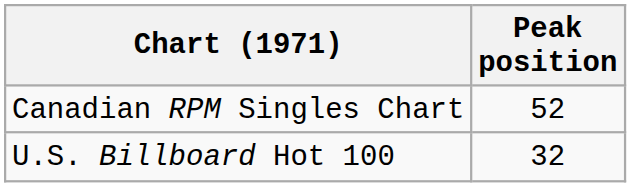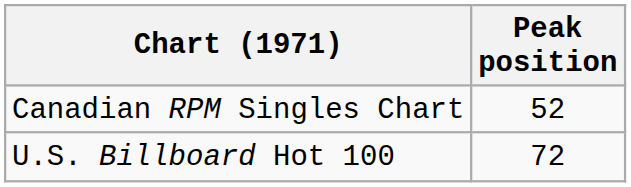(548, 157) 32 -> (548, 157) 72
